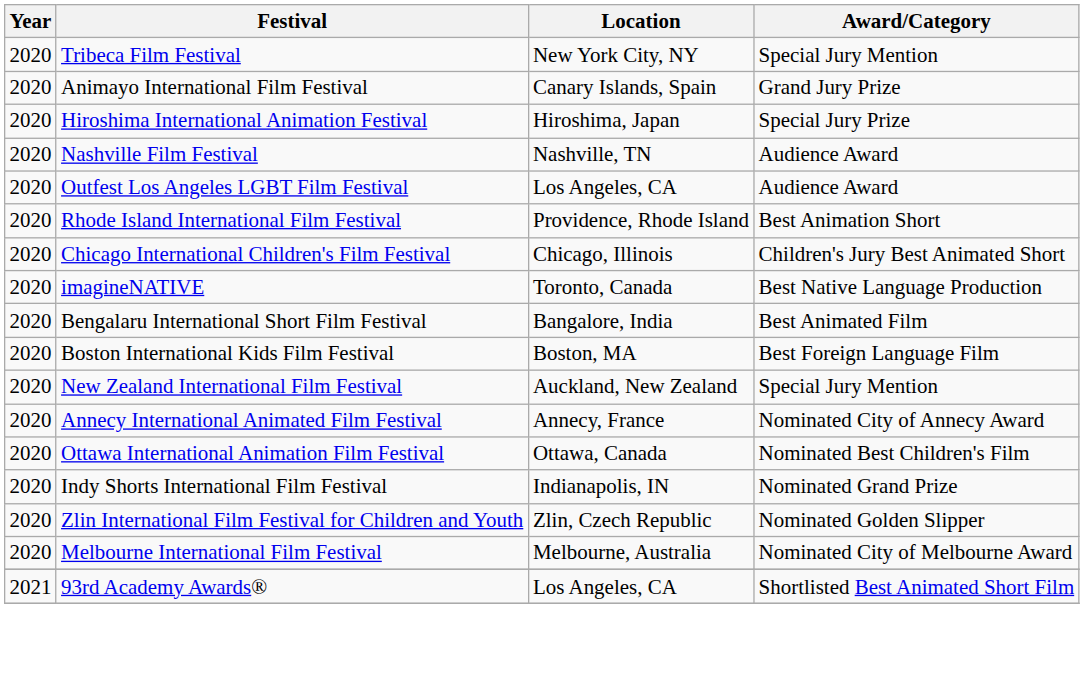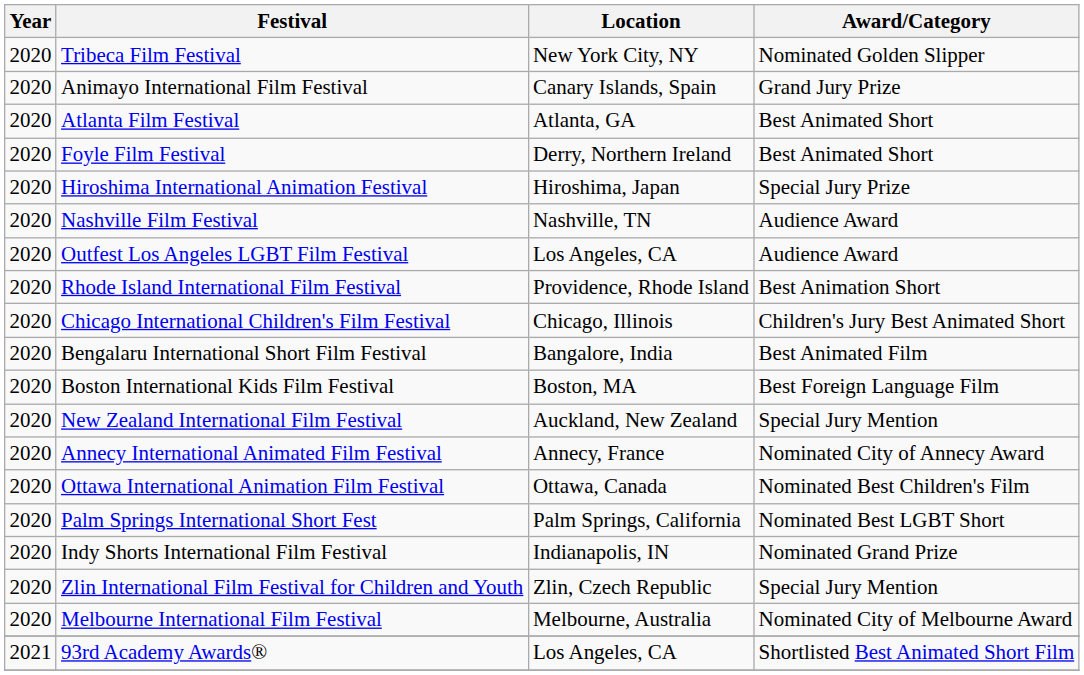(848, 54) Special Jury Mention -> (872, 54) Nominated Golden Slipper
+ row: (150, 120)
+ row: (143, 154)
- row: (133, 287)
+ row: (219, 519)
(872, 519) Nominated Golden Slipper -> (848, 586) Special Jury Mention
